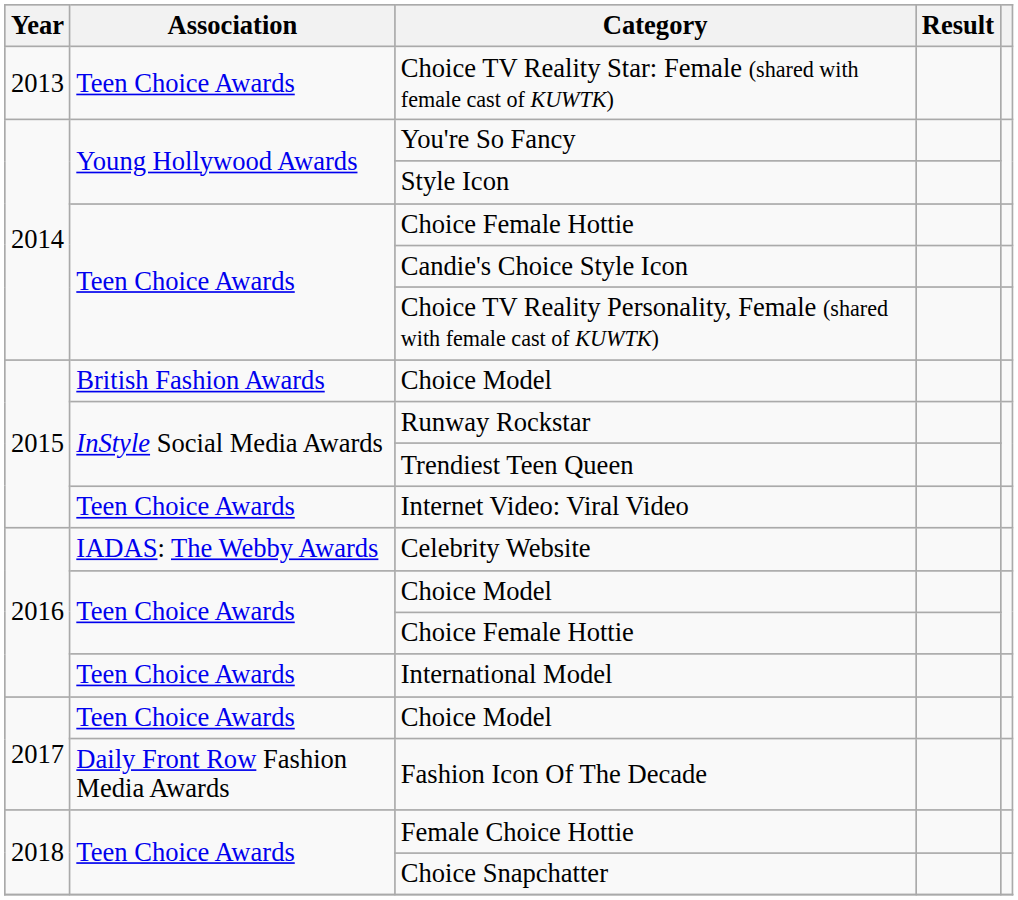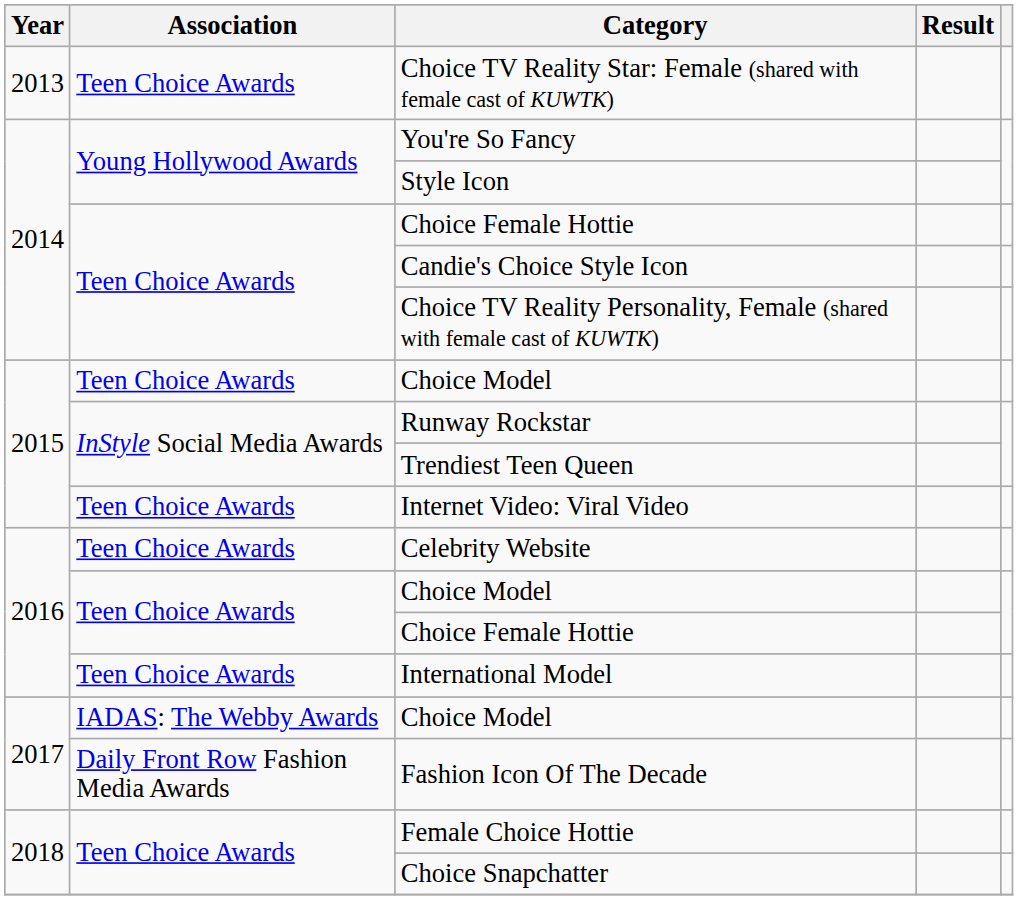(201, 380) British Fashion Awards -> (186, 380) Teen Choice Awards
(227, 548) IADAS: The Webby Awards -> (186, 548) Teen Choice Awards
(186, 717) Teen Choice Awards -> (227, 717) IADAS: The Webby Awards
